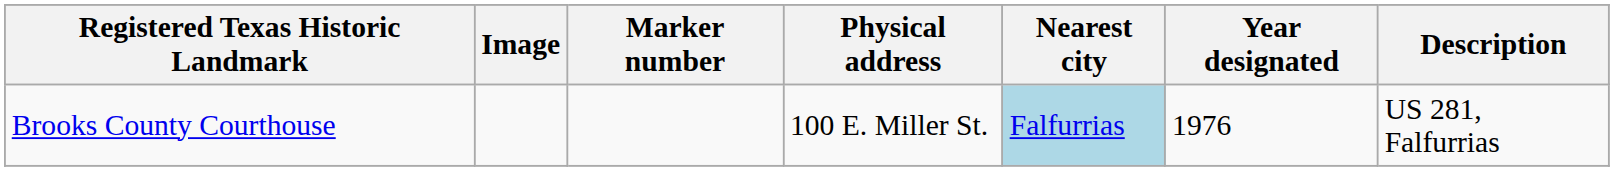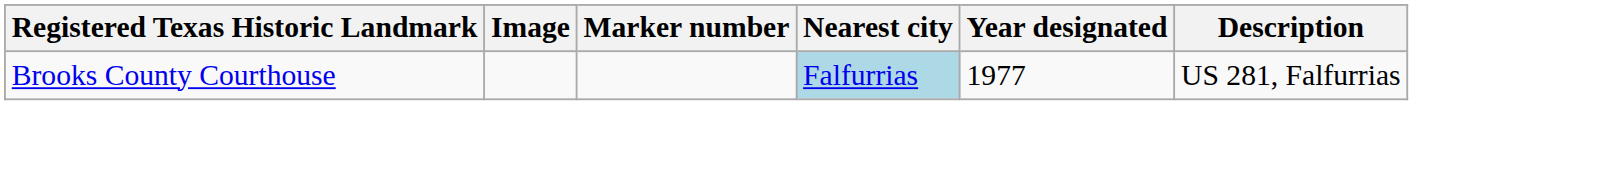- column: (893, 44)
(1202, 124) 1976 -> (996, 74) 1977
